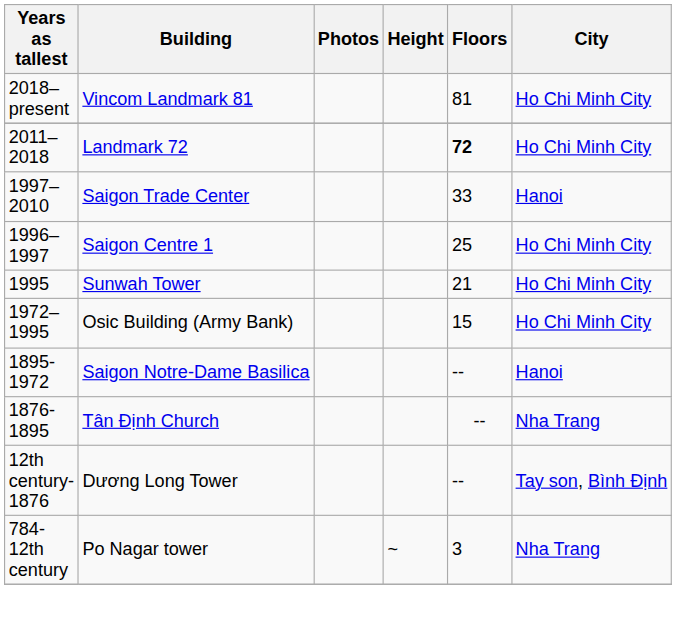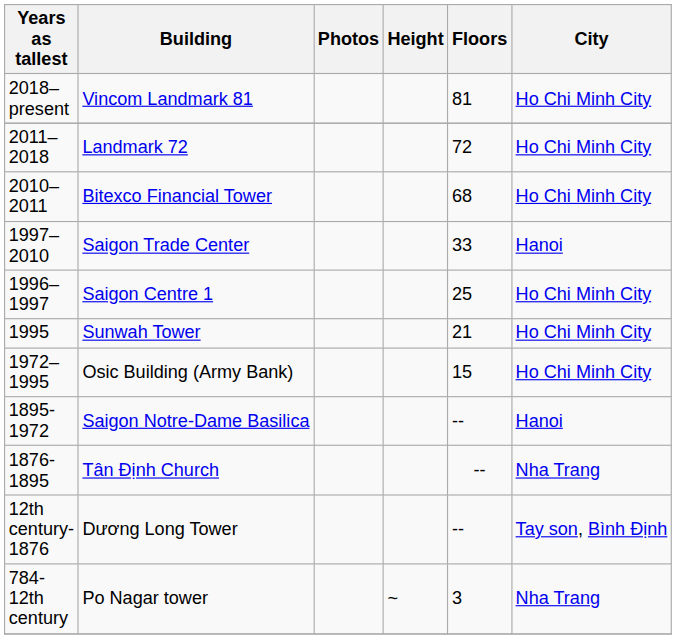(462, 147) bold -> (462, 147) normal
+ row: (177, 196)
